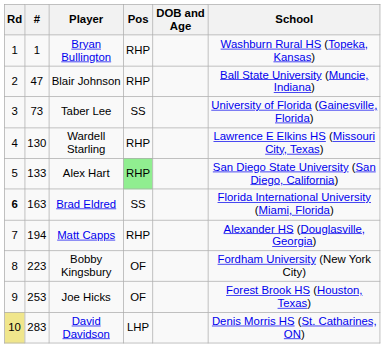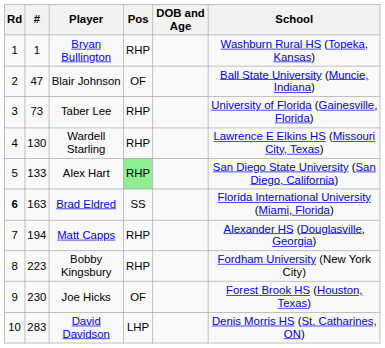(138, 81) RHP -> (138, 81) OF
(138, 112) SS -> (138, 112) RHP
(138, 266) OF -> (138, 266) RHP
(37, 297) 253 -> (37, 297) 230
(15, 327) khaki background -> (15, 327) no background
